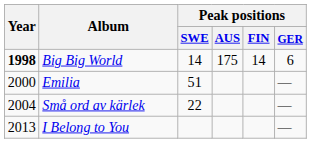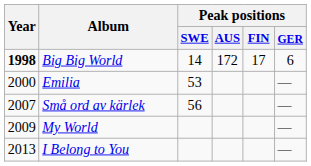(227, 60) 175 -> (227, 60) 172
(259, 60) 14 -> (259, 60) 17
(195, 82) 51 -> (195, 82) 53
(22, 104) 2004 -> (22, 104) 2007
(195, 104) 22 -> (195, 104) 56
+ row: (70, 127)
